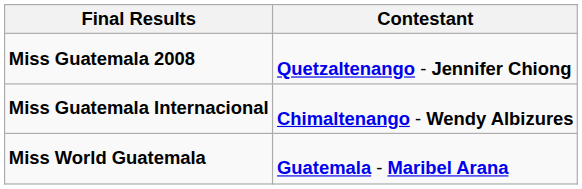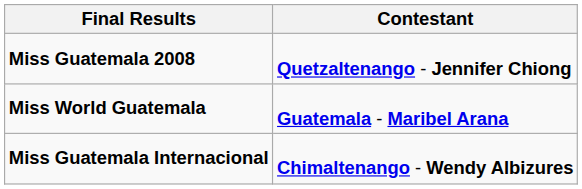rows swapped: (107, 158) <-> (139, 108)
